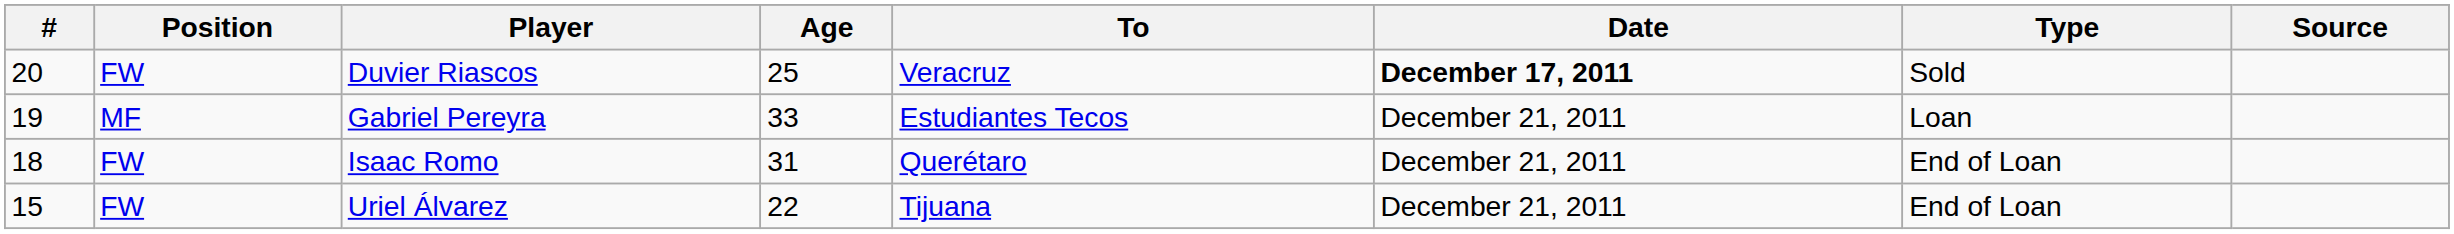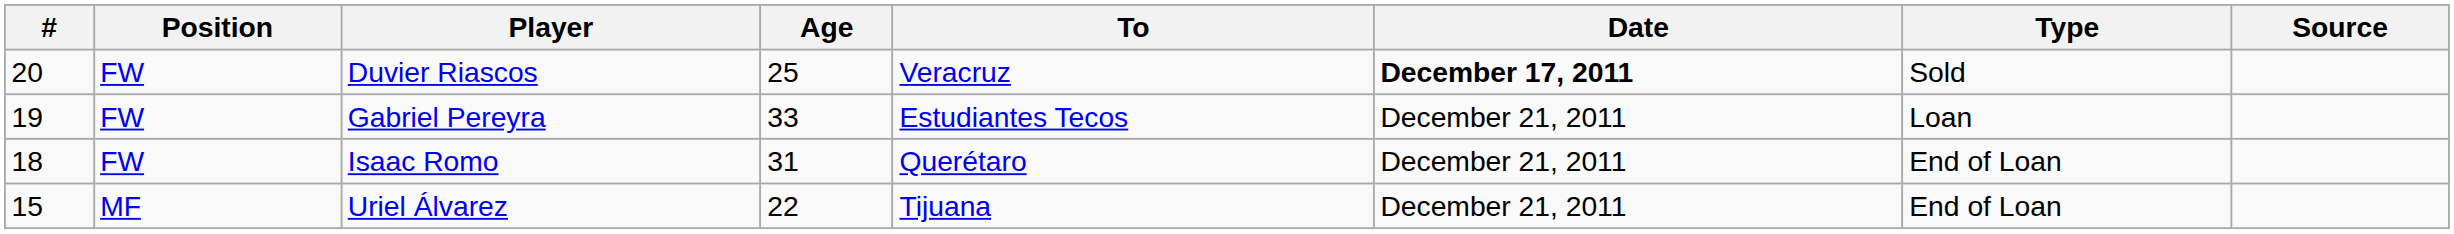(121, 117) MF -> (122, 117) FW
(122, 207) FW -> (121, 207) MF
